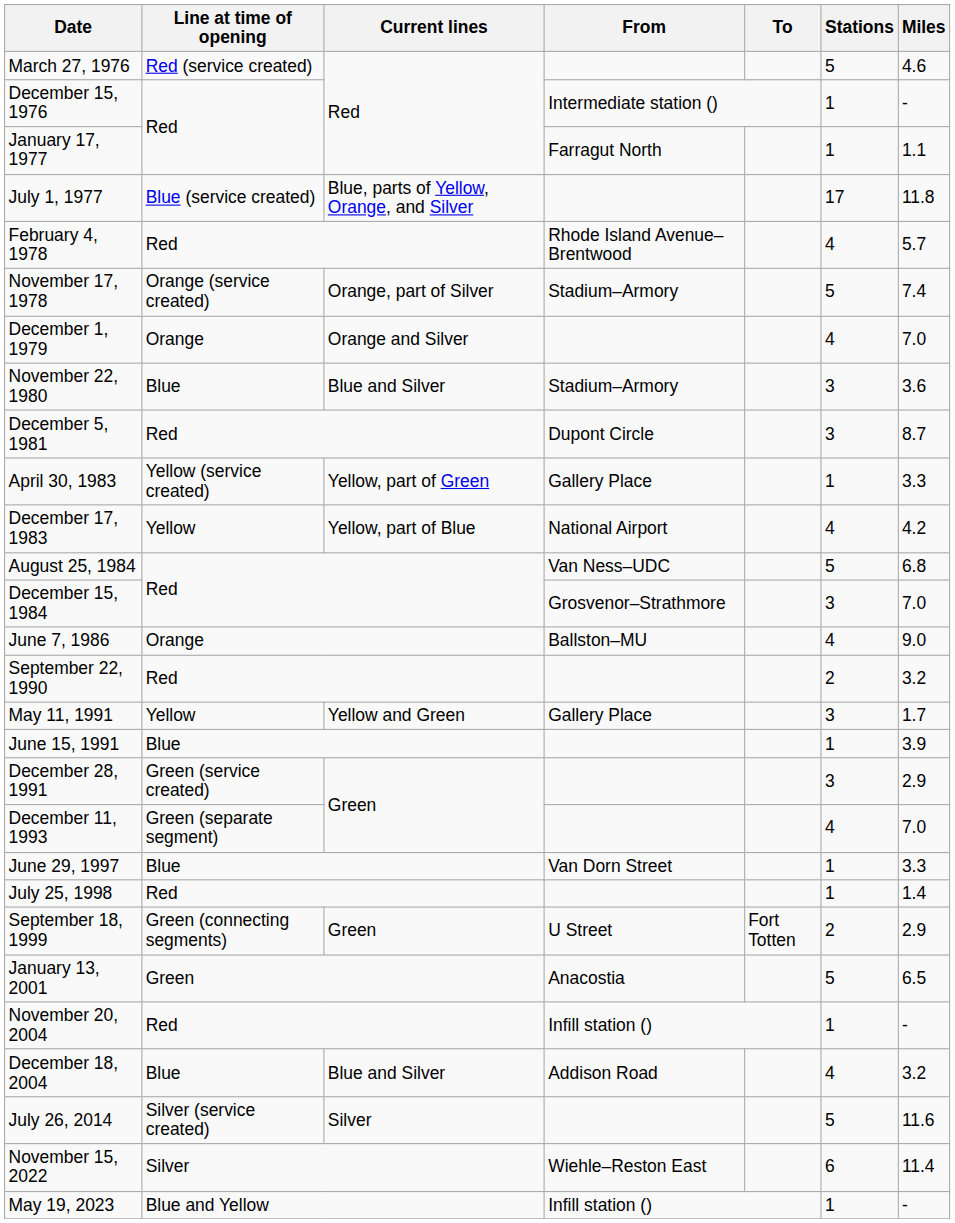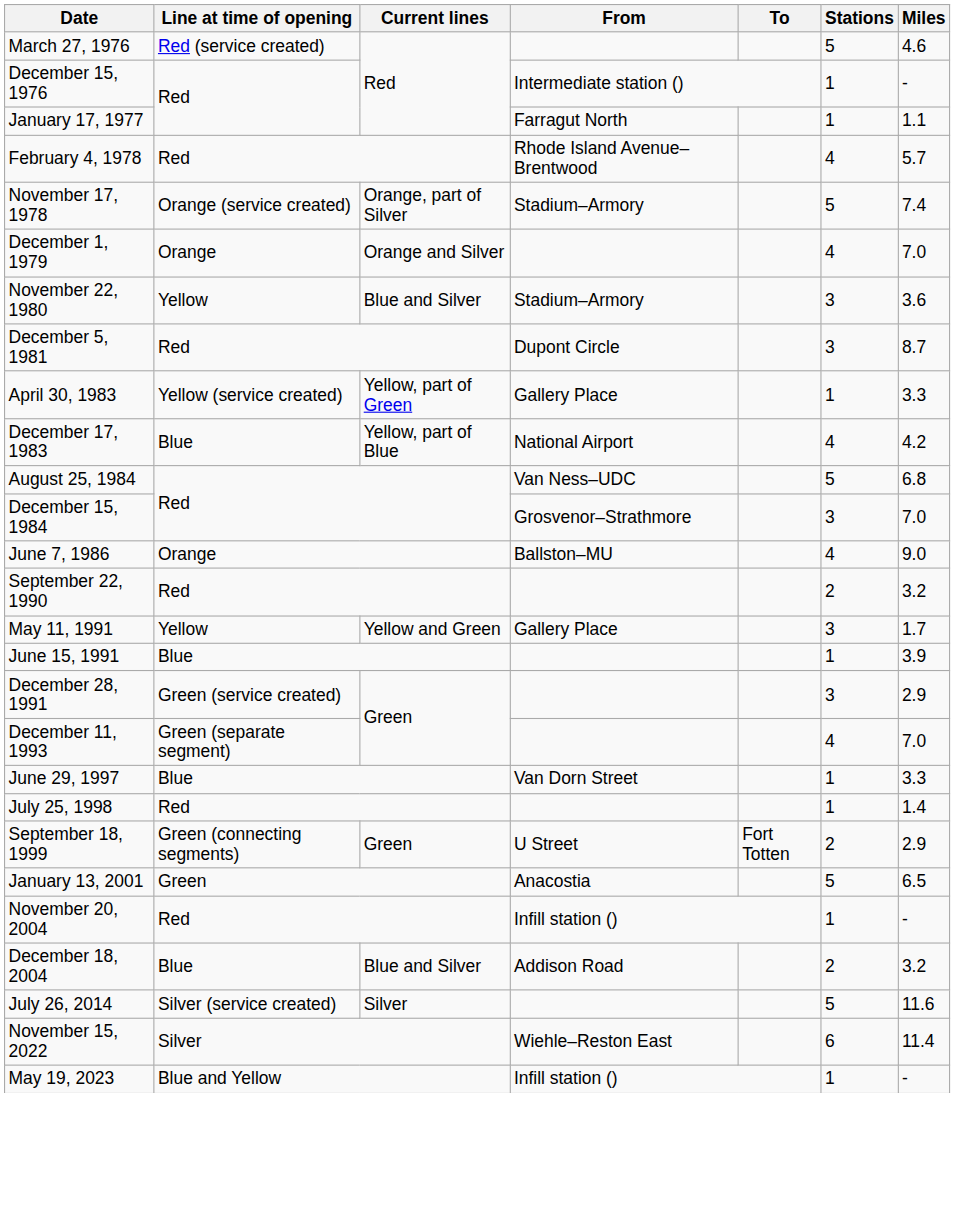- row: (56, 197)
(163, 386) Blue -> (183, 300) Yellow
(171, 528) Yellow -> (175, 442) Blue
(830, 1072) 4 -> (830, 966) 2
